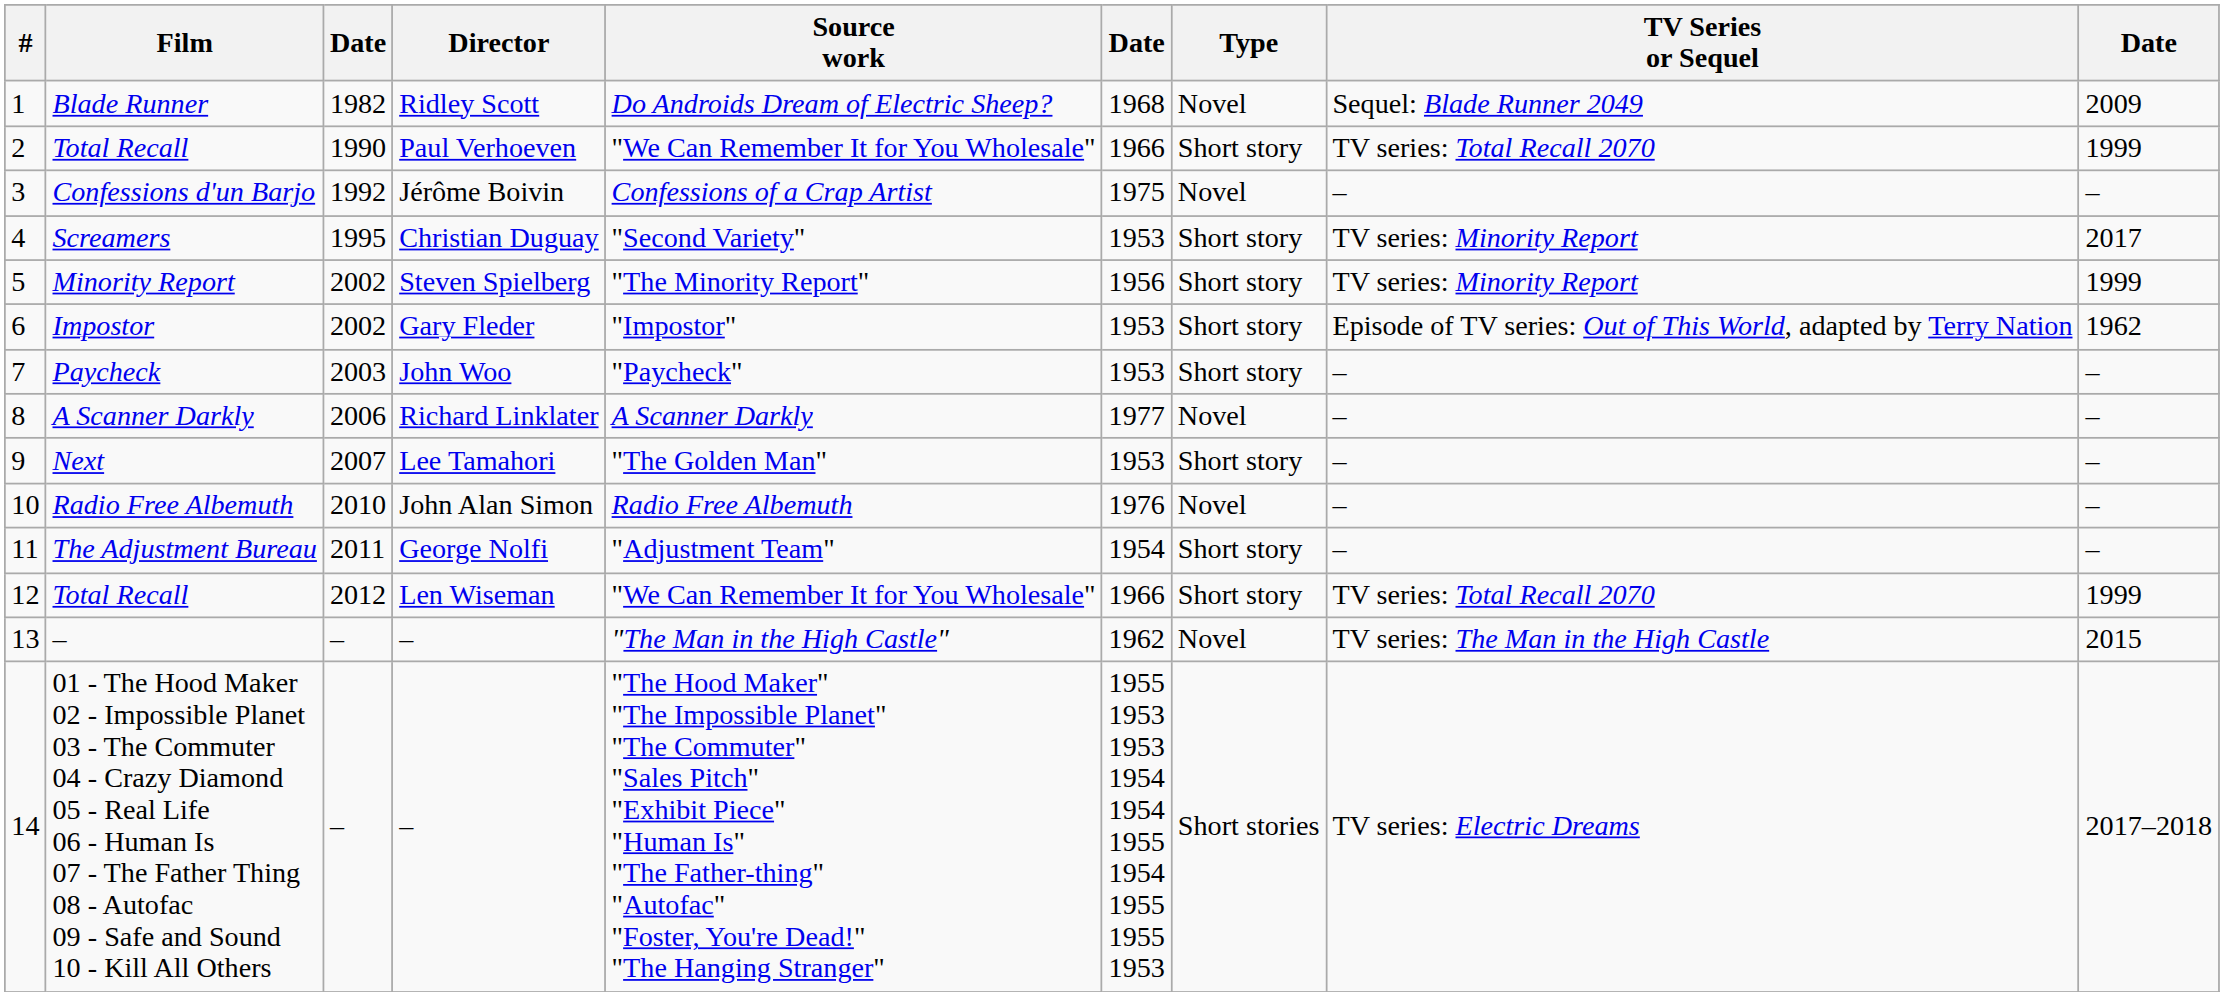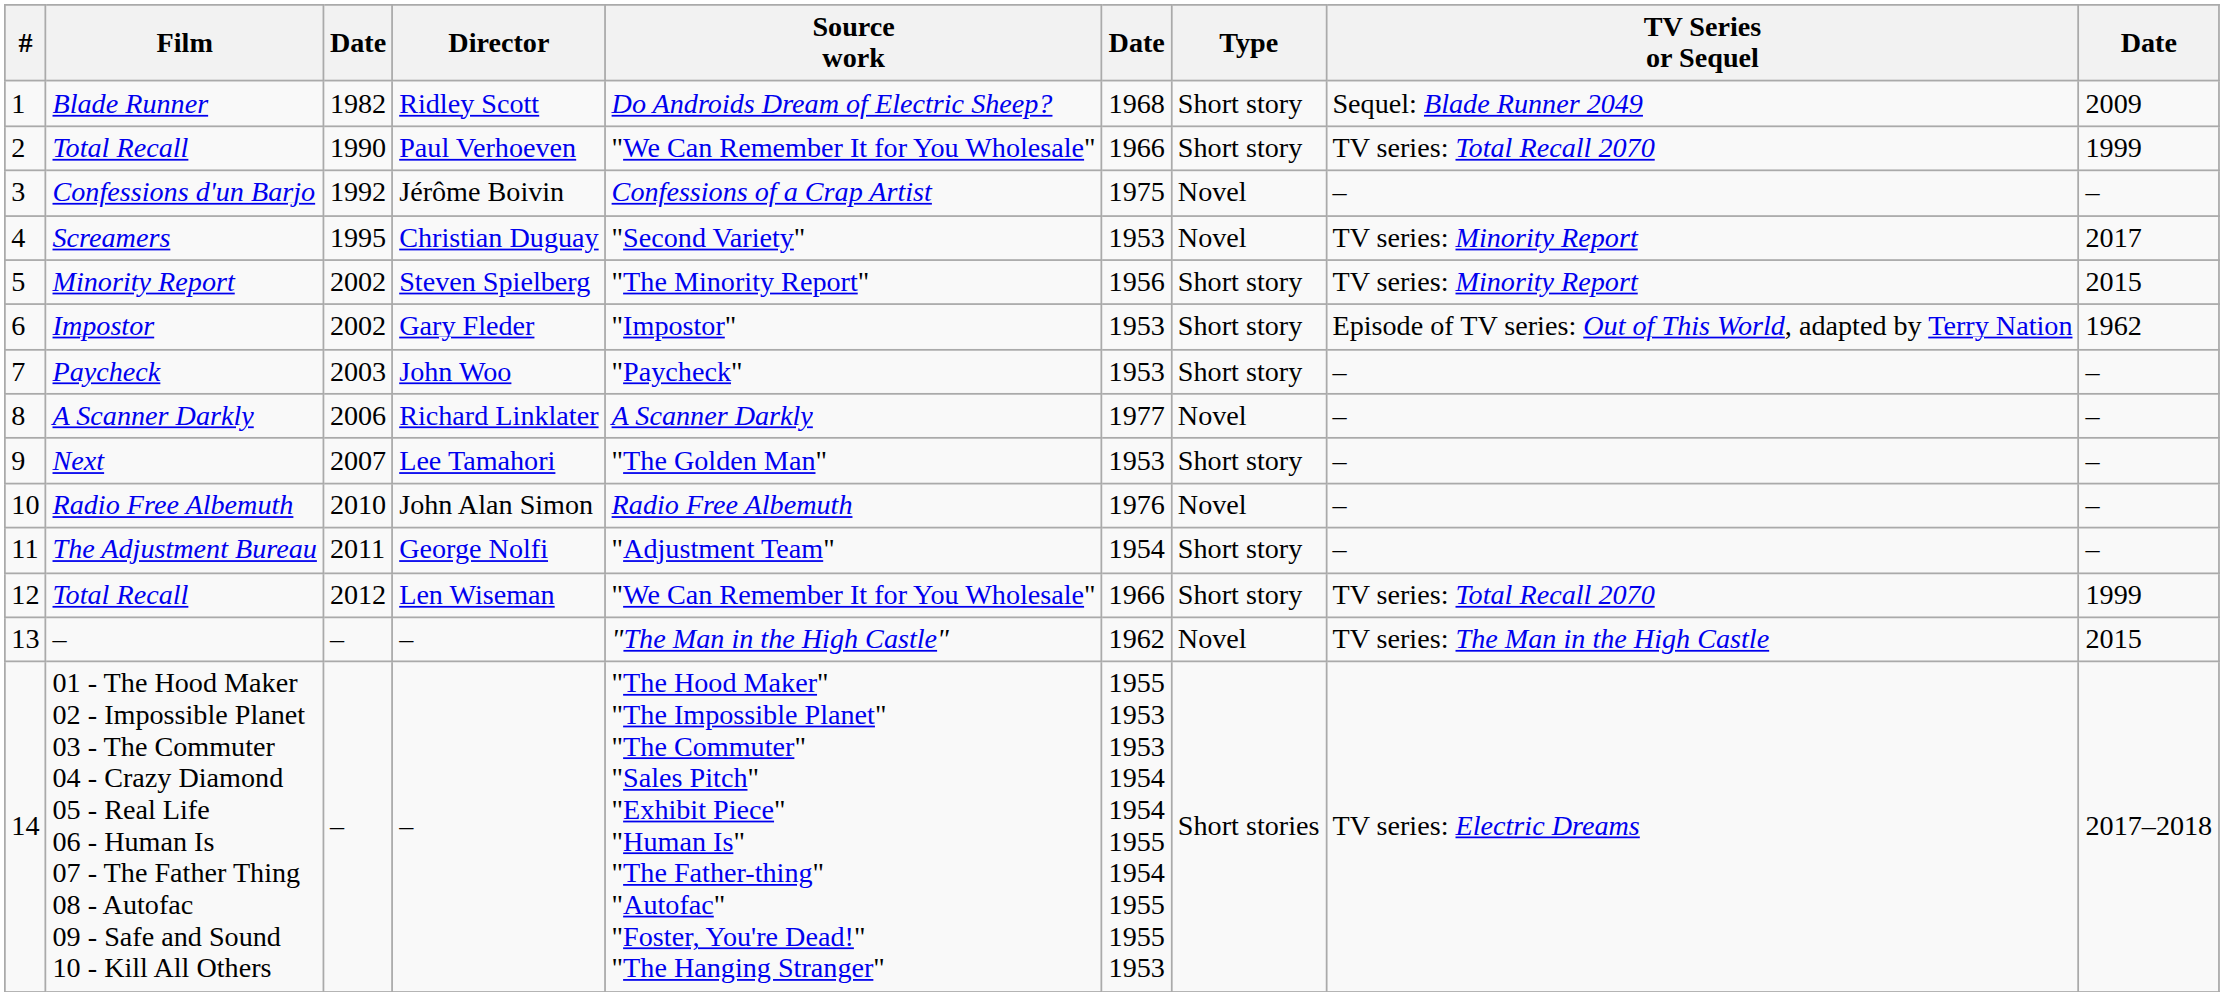(1212, 103) Novel -> (1240, 103) Short story
(1240, 237) Short story -> (1212, 237) Novel
(2114, 281) 1999 -> (2114, 281) 2015
